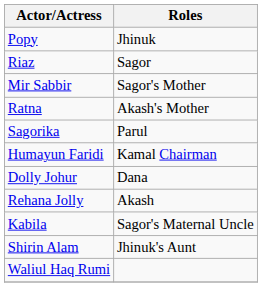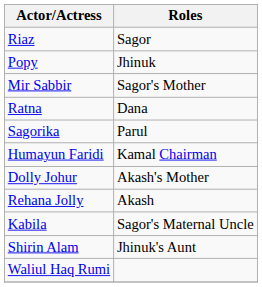rows swapped: (21, 62) <-> (23, 39)
(163, 108) Akash's Mother -> (132, 108) Dana
(132, 177) Dana -> (163, 177) Akash's Mother
